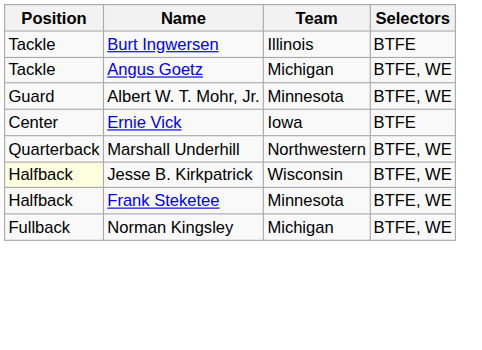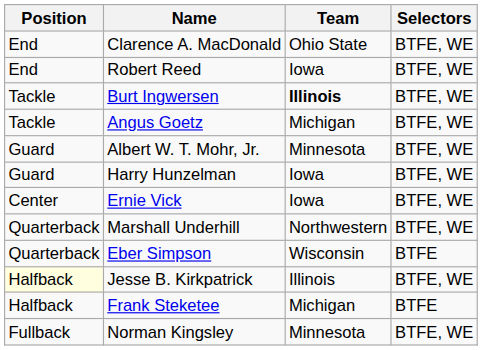+ row: (194, 44)
+ row: (154, 70)
(290, 44) normal -> (315, 97) bold
(395, 44) BTFE -> (434, 97) BTFE, WE
+ row: (172, 175)
(395, 123) BTFE -> (434, 201) BTFE, WE
+ row: (159, 254)
(305, 175) Wisconsin -> (312, 280) Illinois
(306, 201) Minnesota -> (322, 306) Michigan
(413, 201) BTFE, WE -> (416, 306) BTFE
(301, 227) Michigan -> (327, 332) Minnesota
